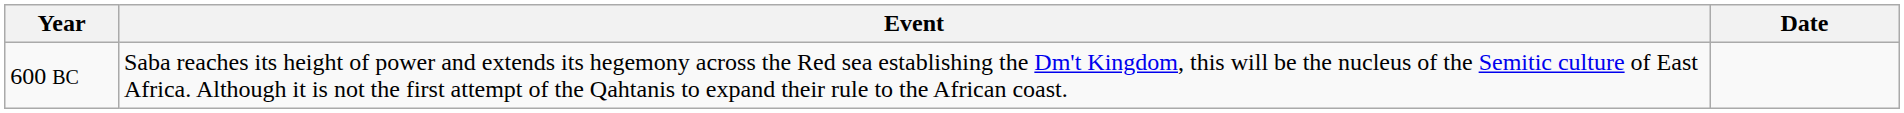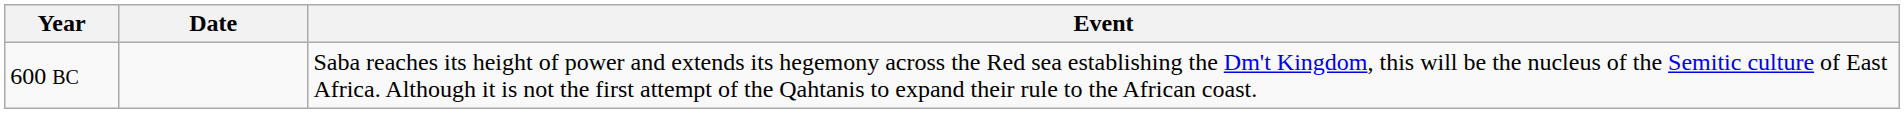columns swapped: (1805, 23) <-> (914, 23)
